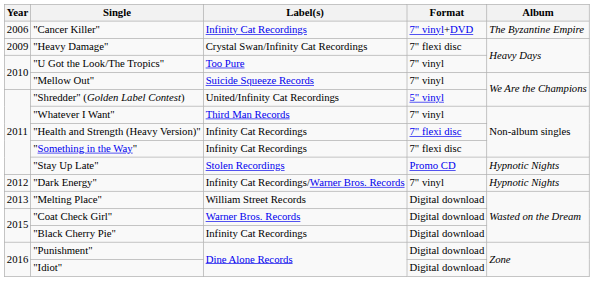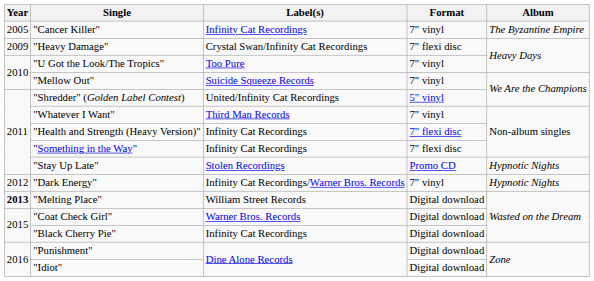(18, 30) 2006 -> (18, 30) 2005
(441, 30) 7" vinyl+DVD -> (427, 30) 7" vinyl
(18, 200) normal -> (18, 200) bold
